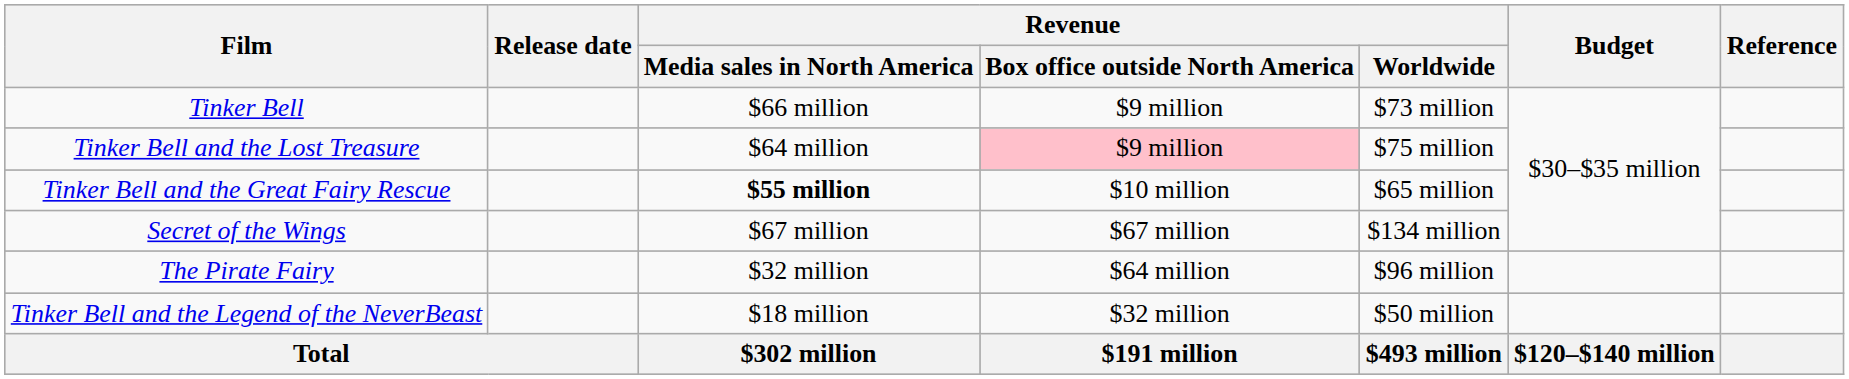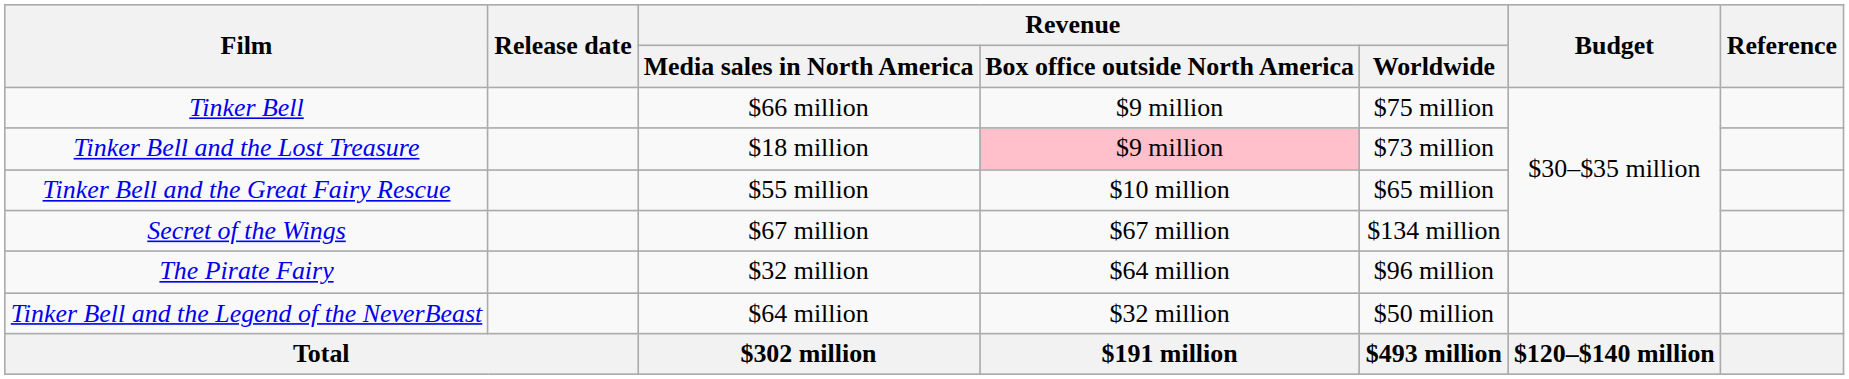(1434, 107) $73 million -> (1434, 107) $75 million
(808, 148) $64 million -> (808, 148) $18 million
(1434, 148) $75 million -> (1434, 148) $73 million
(808, 189) bold -> (808, 189) normal
(808, 312) $18 million -> (808, 312) $64 million
